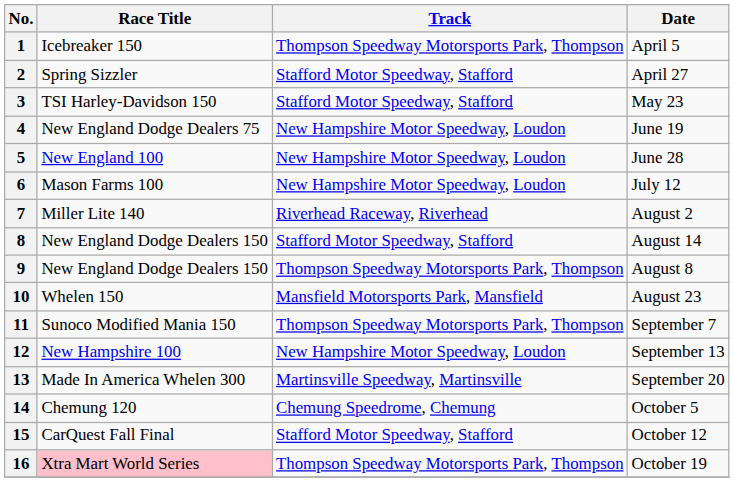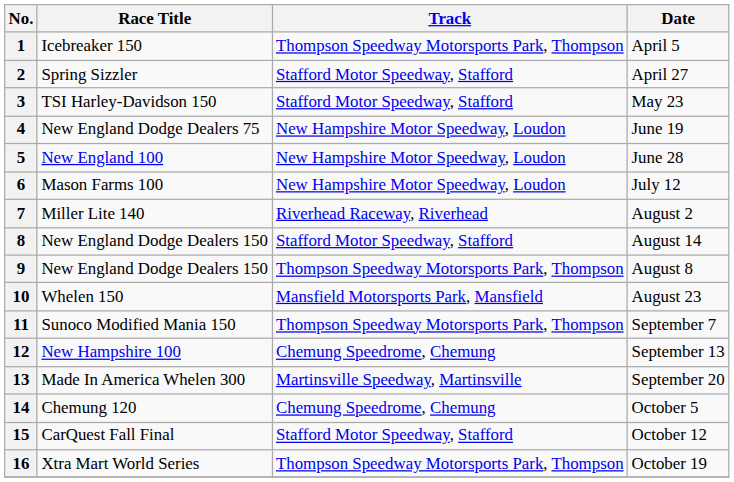(421, 351) New Hampshire Motor Speedway, Loudon -> (386, 351) Chemung Speedrome, Chemung
(120, 463) pink background -> (120, 463) no background
